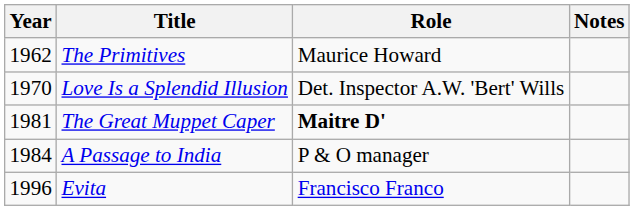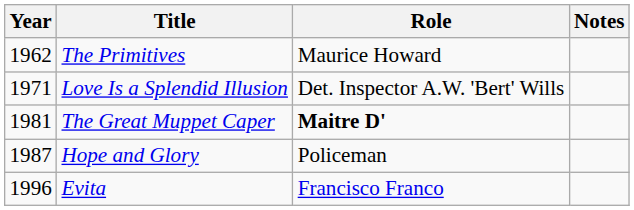(31, 88) 1970 -> (31, 88) 1971
- row: (141, 155)
+ row: (130, 155)
